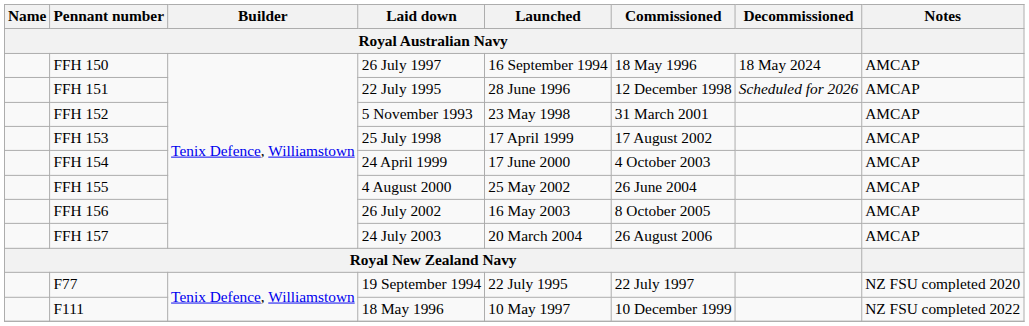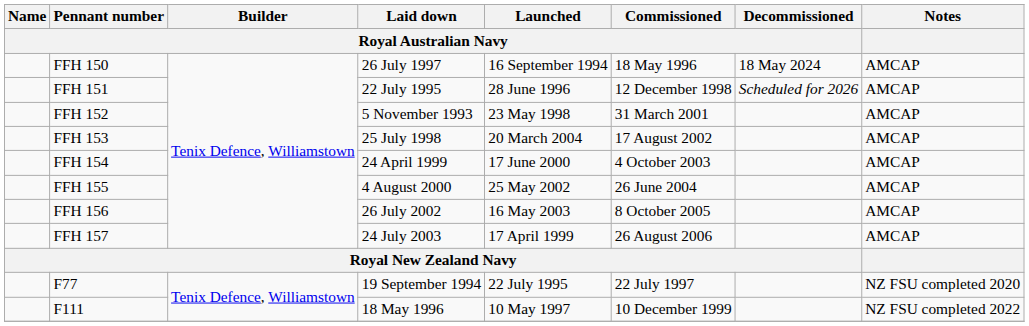(531, 138) 17 April 1999 -> (535, 138) 20 March 2004
(535, 235) 20 March 2004 -> (531, 235) 17 April 1999
